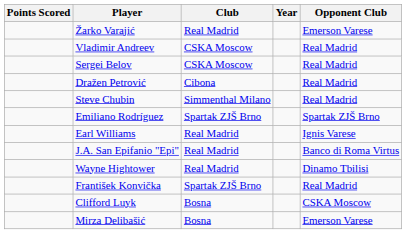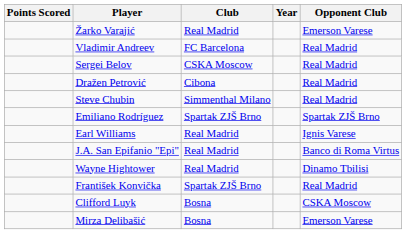(218, 47) CSKA Moscow -> (214, 47) FC Barcelona
